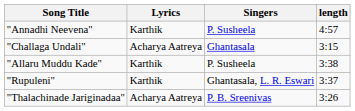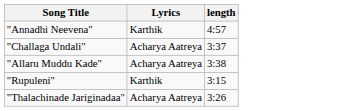- column: (261, 13)
(329, 47) 3:15 -> (217, 47) 3:37
(146, 64) Karthik -> (166, 64) Acharya Aatreya
(329, 81) 3:37 -> (217, 81) 3:15
